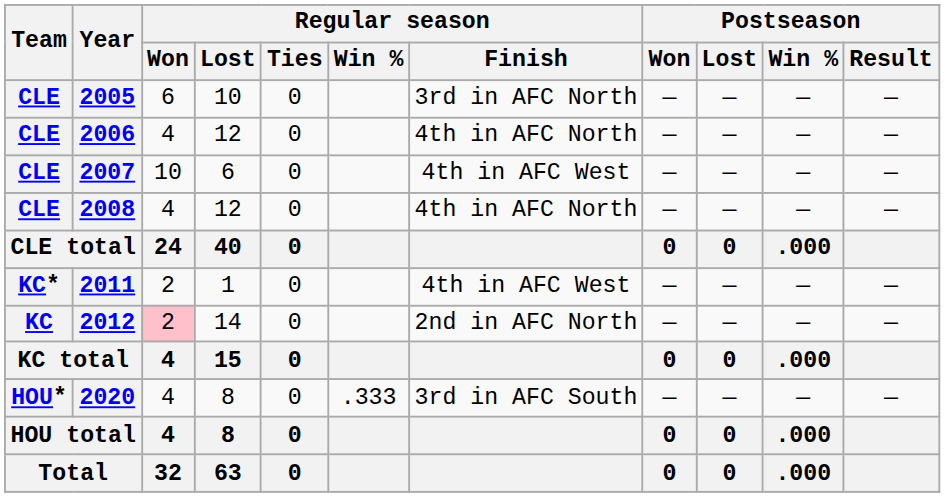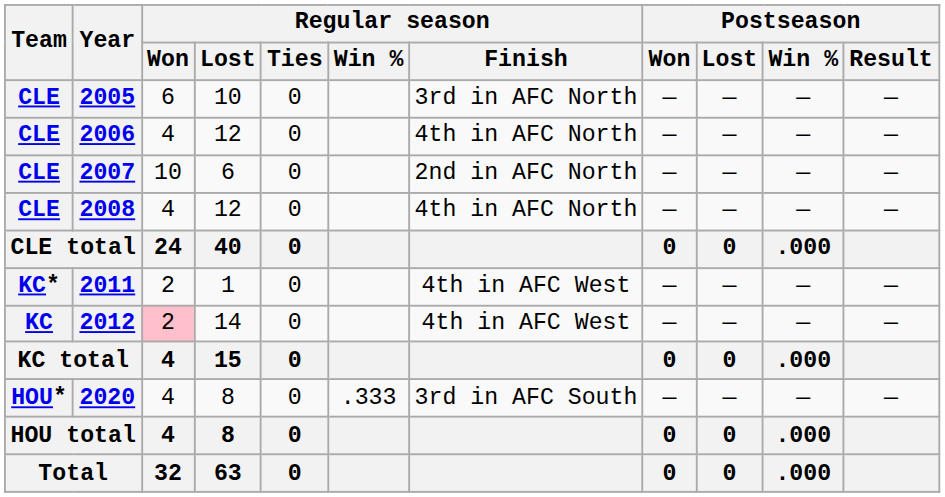(526, 174) 4th in AFC West -> (526, 174) 2nd in AFC North
(526, 324) 2nd in AFC North -> (526, 324) 4th in AFC West
